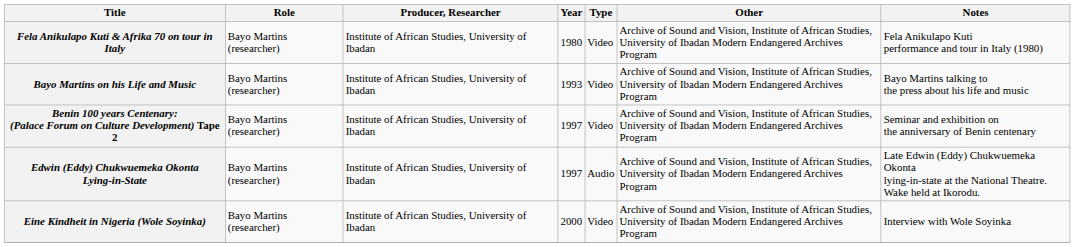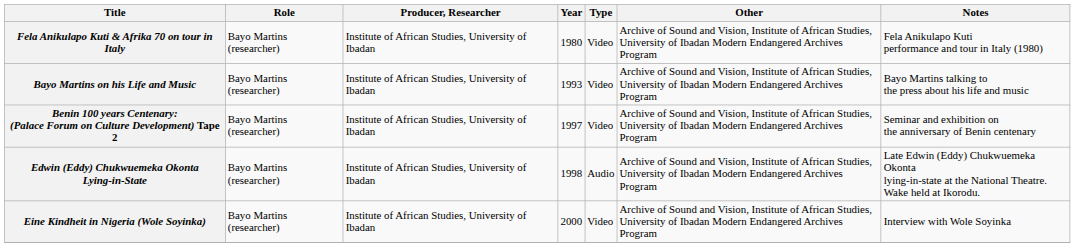(571, 173) 1997 -> (571, 173) 1998
